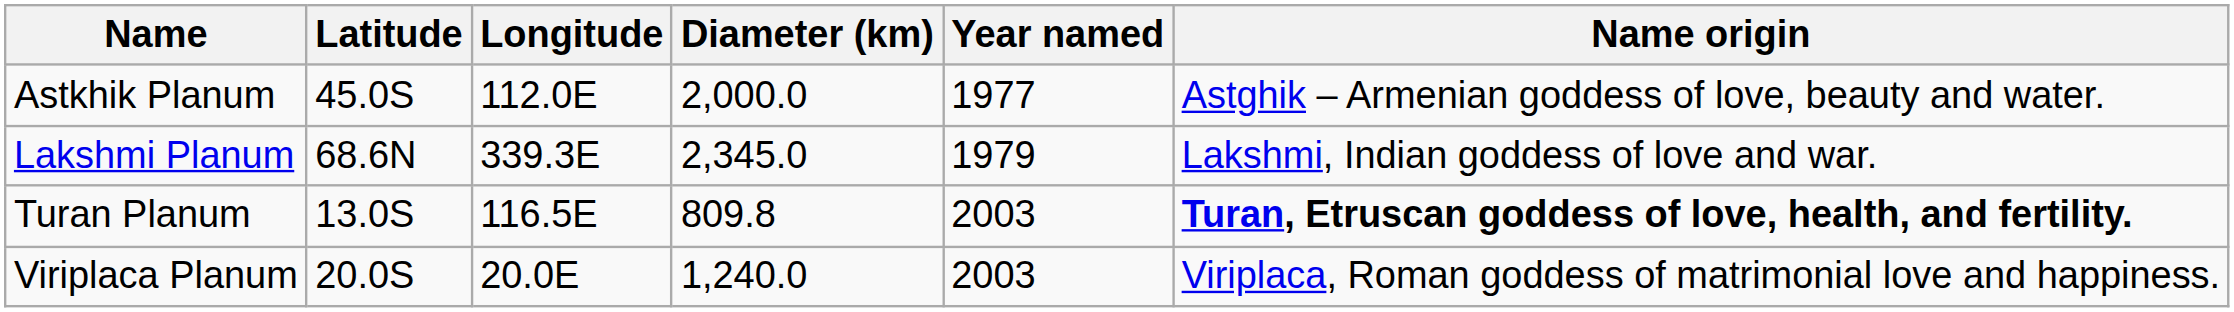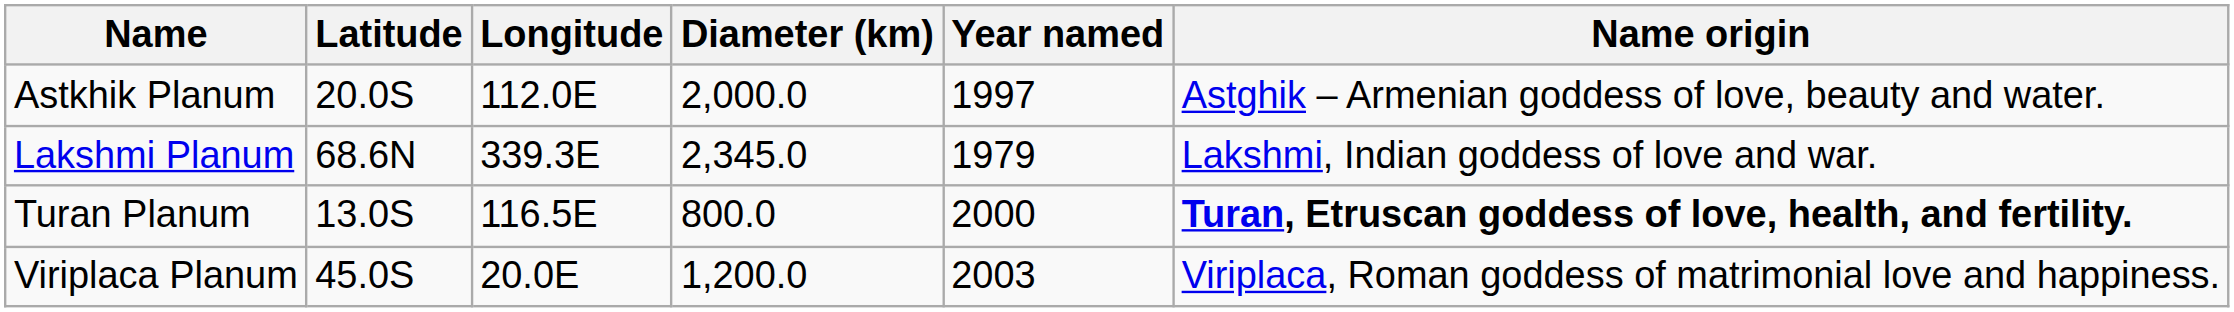(365, 94) 45.0S -> (365, 94) 20.0S
(993, 94) 1977 -> (993, 94) 1997
(728, 214) 809.8 -> (728, 214) 800.0
(993, 214) 2003 -> (993, 214) 2000
(365, 275) 20.0S -> (365, 275) 45.0S
(744, 275) 1,240.0 -> (744, 275) 1,200.0
